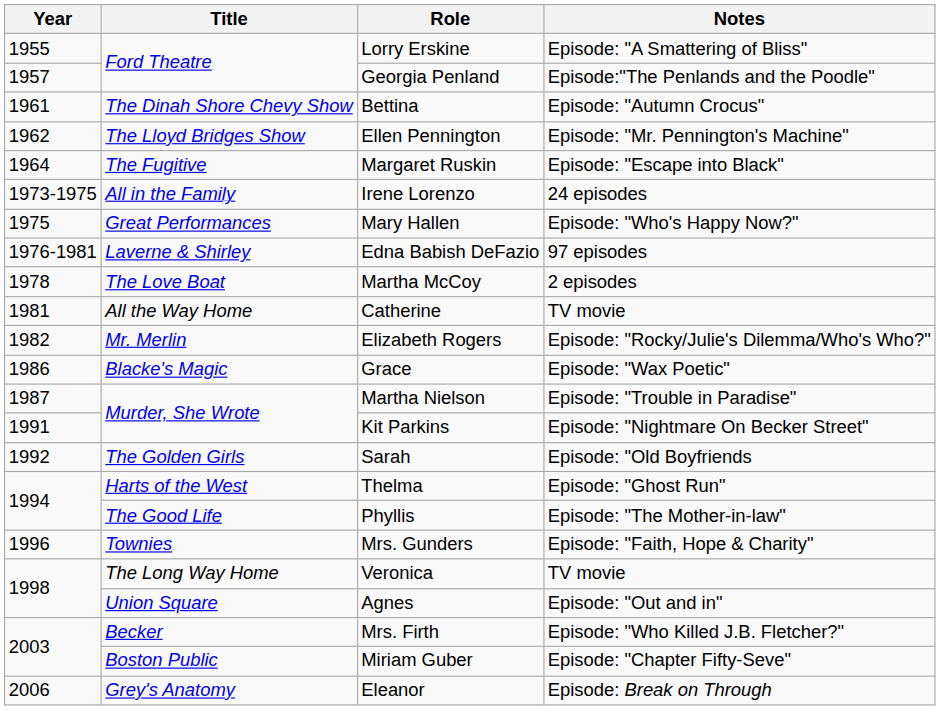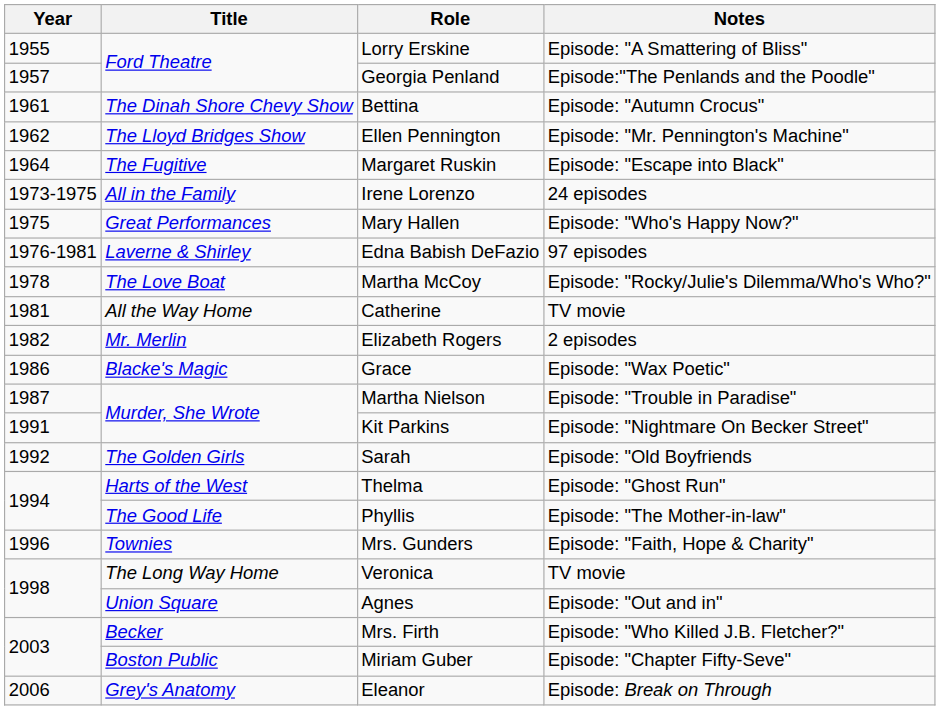(592, 281) 2 episodes -> (739, 281) Episode: "Rocky/Julie's Dilemma/Who's Who?"
(739, 340) Episode: "Rocky/Julie's Dilemma/Who's Who?" -> (592, 340) 2 episodes
